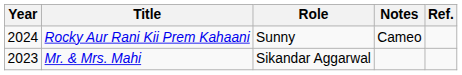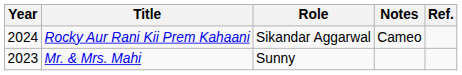(276, 37) Sunny -> (313, 37) Sikandar Aggarwal
(313, 59) Sikandar Aggarwal -> (276, 59) Sunny
